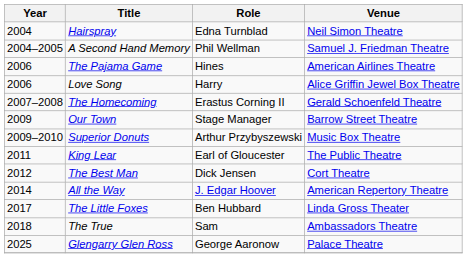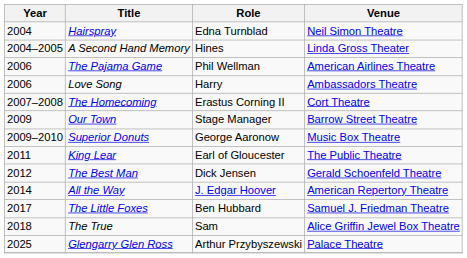(228, 48) Phil Wellman -> (209, 48) Hines
(378, 48) Samuel J. Friedman Theatre -> (358, 48) Linda Gross Theater
(209, 66) Hines -> (228, 66) Phil Wellman
(383, 84) Alice Griffin Jewel Box Theatre -> (362, 84) Ambassadors Theatre
(374, 102) Gerald Schoenfeld Theatre -> (338, 102) Cort Theatre
(248, 137) Arthur Przybyszewski -> (237, 137) George Aaronow
(338, 173) Cort Theatre -> (374, 173) Gerald Schoenfeld Theatre
(358, 208) Linda Gross Theater -> (378, 208) Samuel J. Friedman Theatre
(362, 226) Ambassadors Theatre -> (383, 226) Alice Griffin Jewel Box Theatre
(237, 244) George Aaronow -> (248, 244) Arthur Przybyszewski
